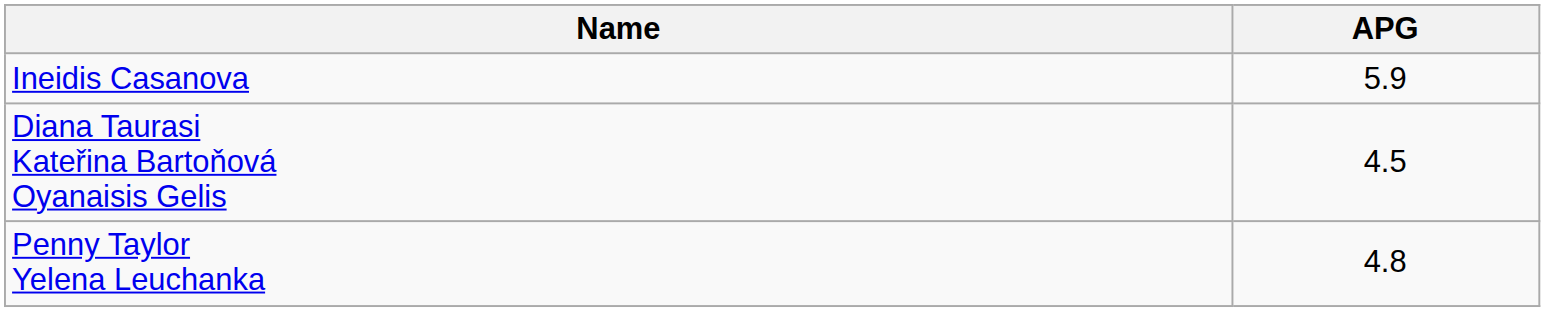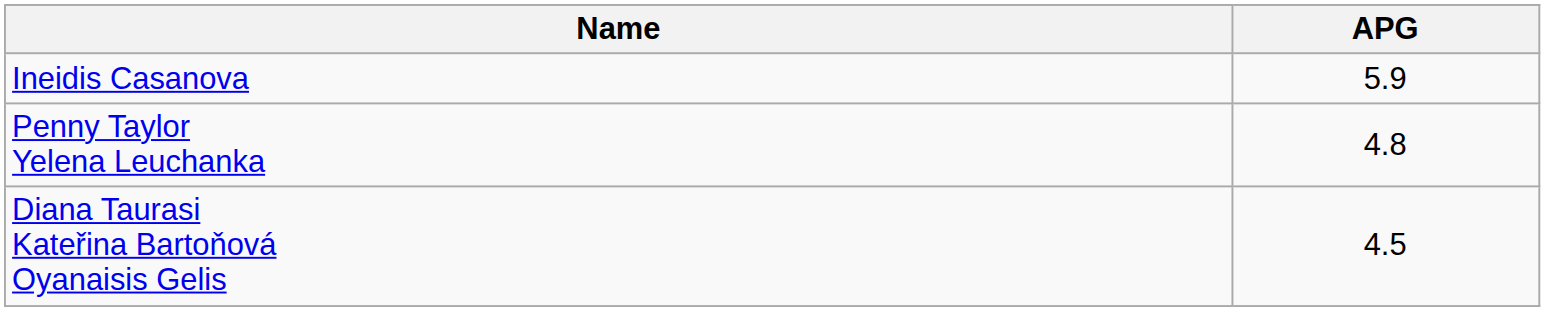rows swapped: (139, 262) <-> (144, 161)
